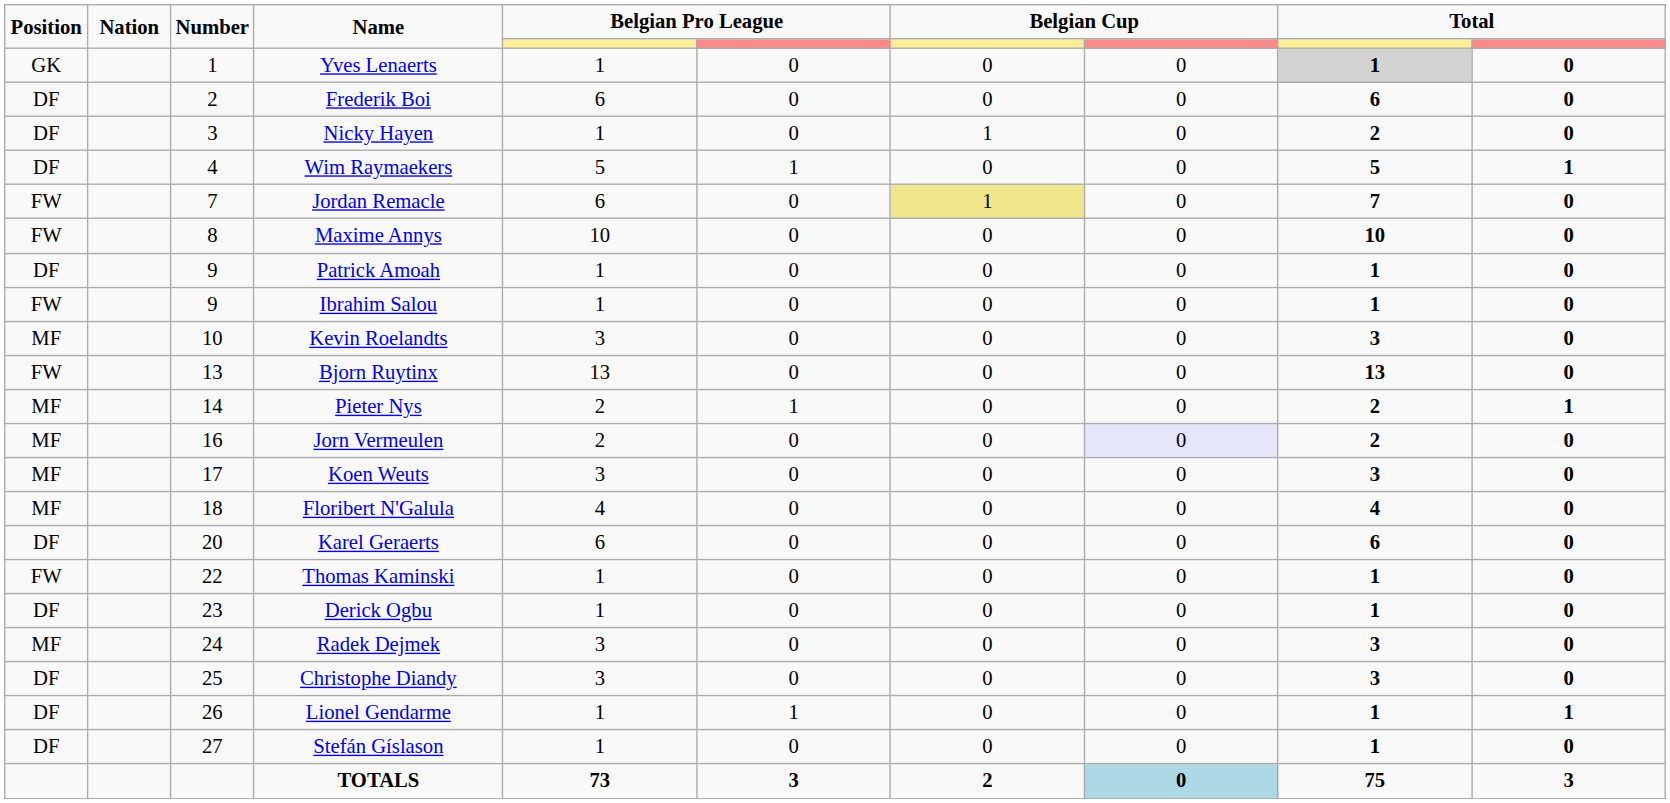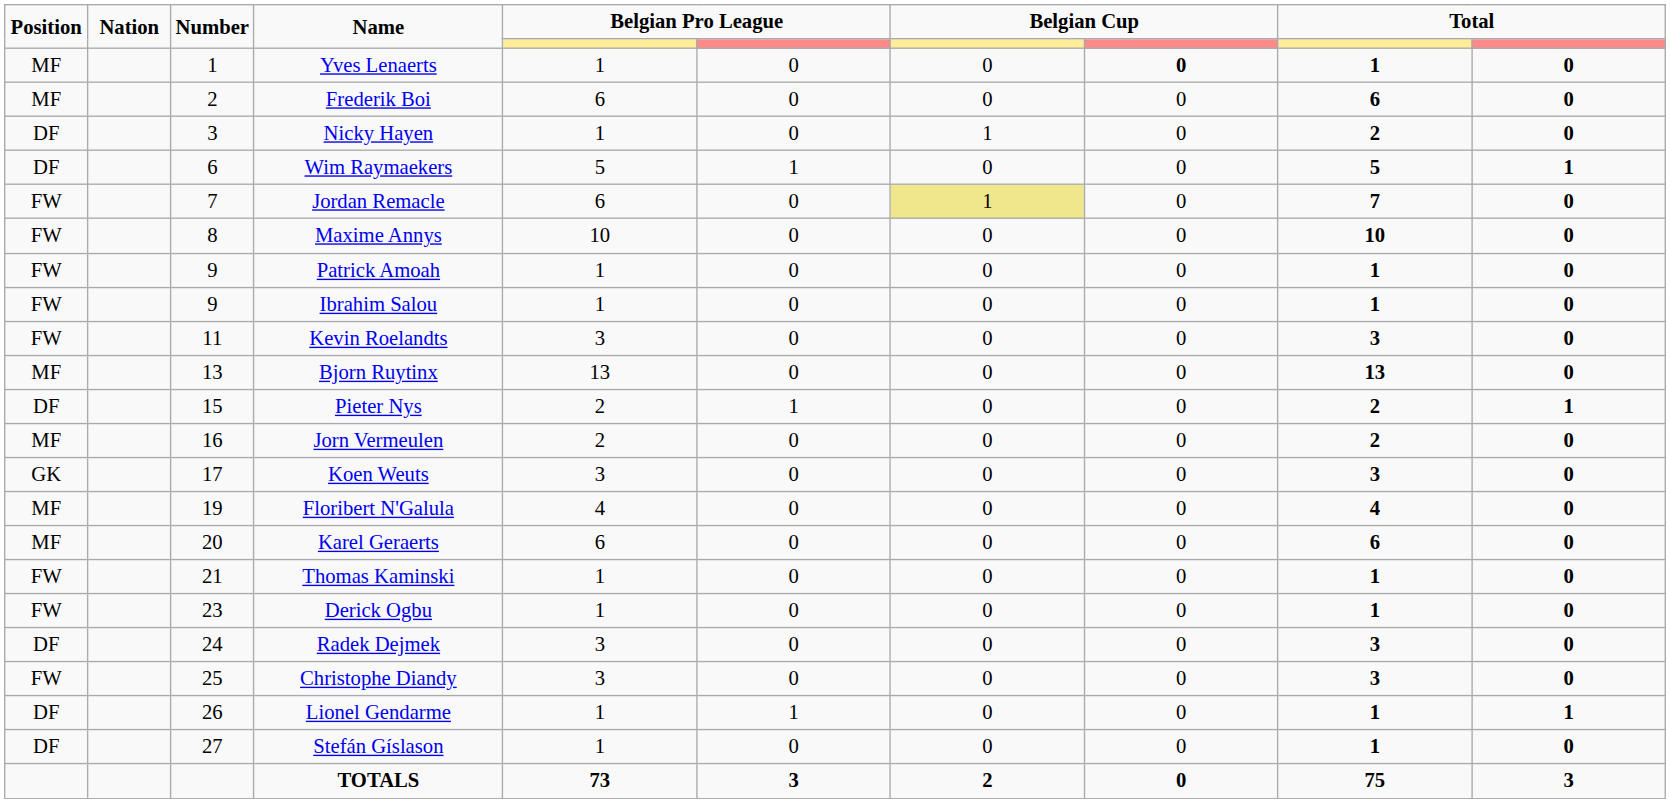(46, 65) GK -> (46, 65) MF
(1181, 65) normal -> (1181, 65) bold
(1375, 65) lightgrey background -> (1375, 65) no background
(46, 99) DF -> (46, 99) MF
(212, 167) 4 -> (212, 167) 6
(46, 269) DF -> (46, 269) FW
(46, 338) MF -> (46, 338) FW
(212, 338) 10 -> (212, 338) 11
(46, 372) FW -> (46, 372) MF
(46, 406) MF -> (46, 406) DF
(212, 406) 14 -> (212, 406) 15
(1181, 440) lavender background -> (1181, 440) no background
(46, 474) MF -> (46, 474) GK
(212, 508) 18 -> (212, 508) 19
(46, 542) DF -> (46, 542) MF
(212, 576) 22 -> (212, 576) 21
(46, 610) DF -> (46, 610) FW
(46, 644) MF -> (46, 644) DF
(46, 678) DF -> (46, 678) FW
(1181, 781) lightblue background -> (1181, 781) no background
